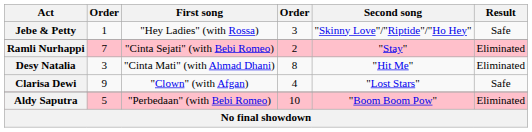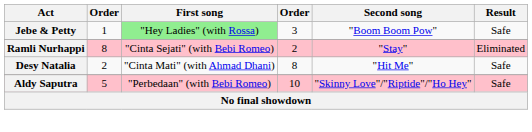(199, 30) no background -> (199, 30) lightgreen background
(393, 30) "Skinny Love"/"Riptide"/"Ho Hey" -> (393, 30) "Boom Boom Pow"
(104, 48) 7 -> (104, 48) 8
(104, 65) 3 -> (104, 65) 2
(501, 65) Eliminated -> (501, 65) Safe
- row: (46, 83)
(393, 100) "Boom Boom Pow" -> (393, 83) "Skinny Love"/"Riptide"/"Ho Hey"
(501, 100) Eliminated -> (501, 83) Safe
